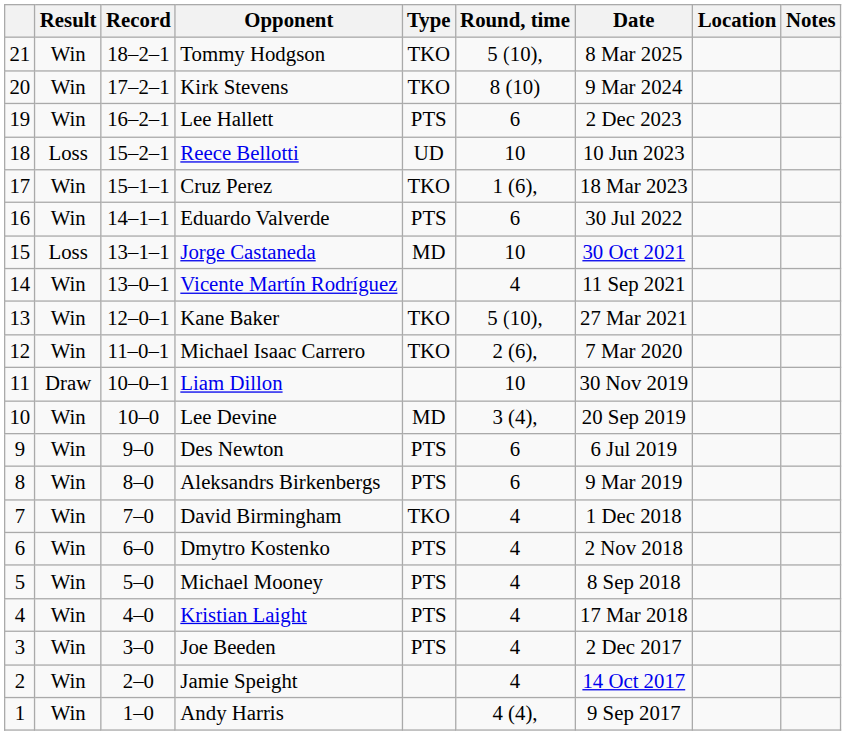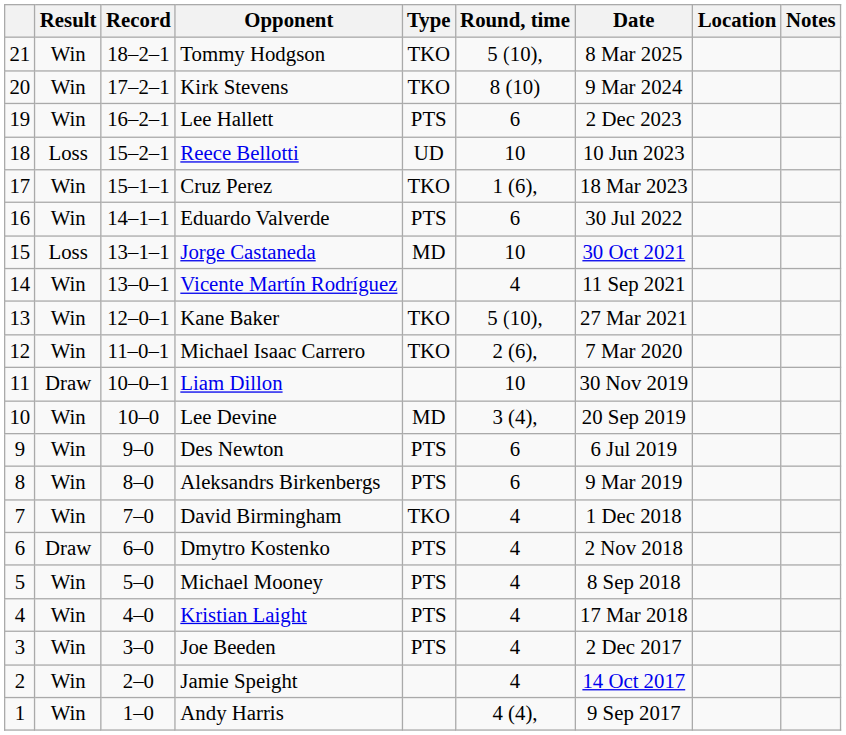(68, 548) Win -> (68, 548) Draw
